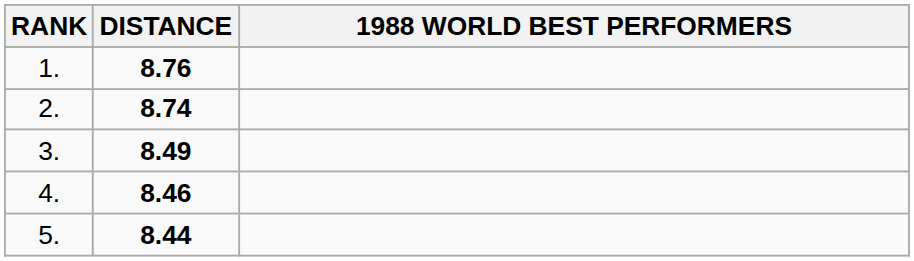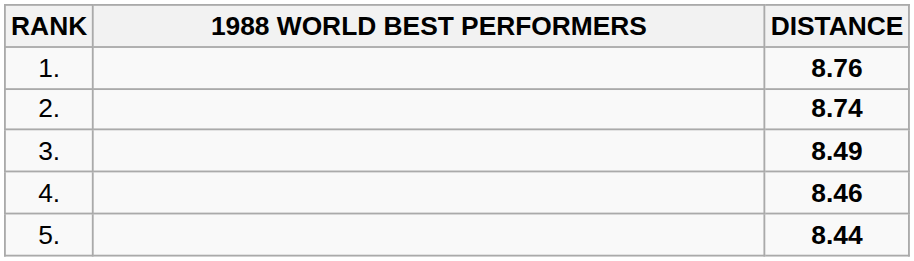columns swapped: (574, 26) <-> (166, 26)
